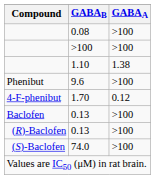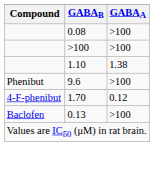- row: (36, 130)
- row: (36, 147)
